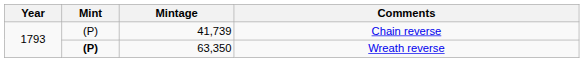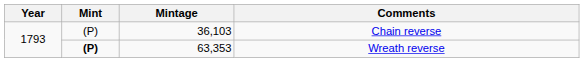(214, 31) 41,739 -> (214, 31) 36,103
(214, 48) 63,350 -> (214, 48) 63,353
